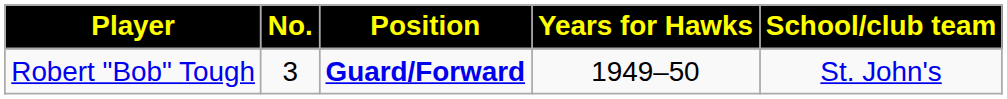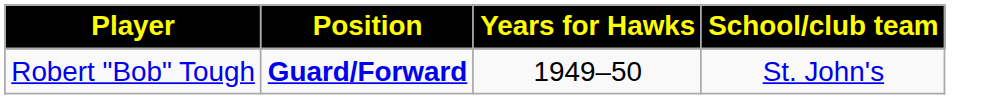- column: (290, 26)
